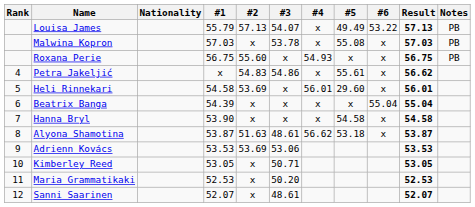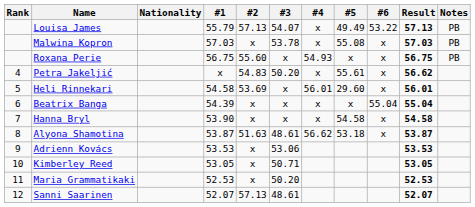(285, 73) 54.86 -> (285, 73) 50.20
(253, 149) 53.69 -> (253, 149) x
(253, 195) x -> (253, 195) 57.13
